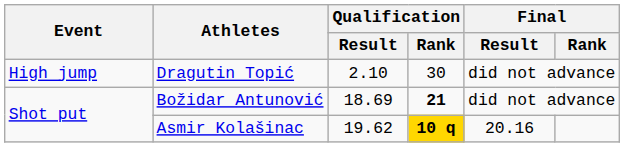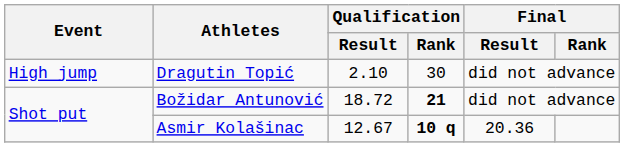(368, 101) 18.69 -> (368, 101) 18.72
(368, 128) 19.62 -> (368, 128) 12.67
(436, 128) gold background -> (436, 128) no background
(510, 128) 20.16 -> (510, 128) 20.36
